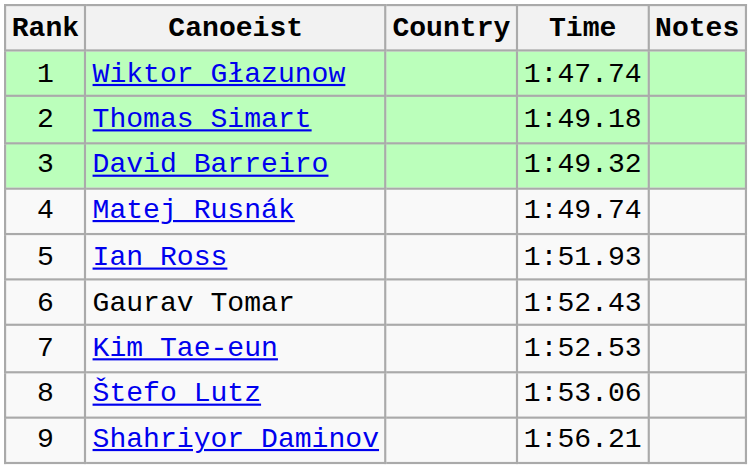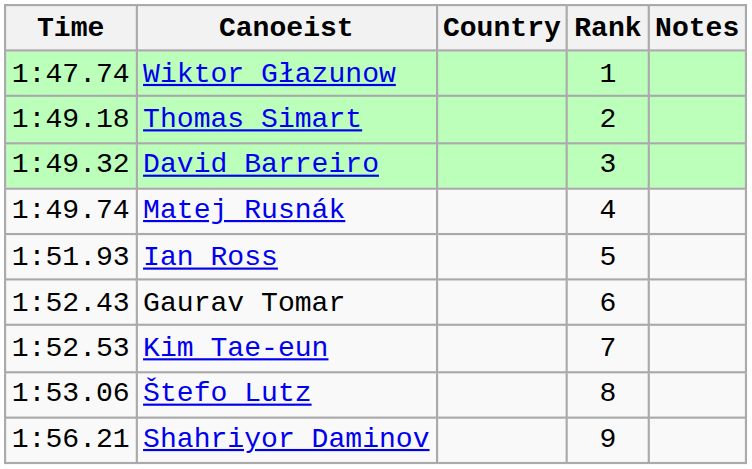columns swapped: (45, 28) <-> (583, 28)
